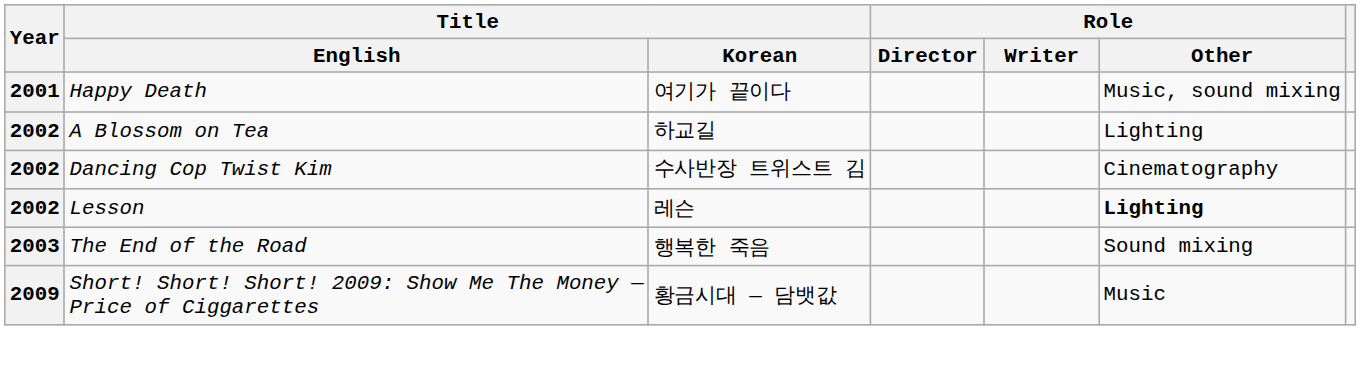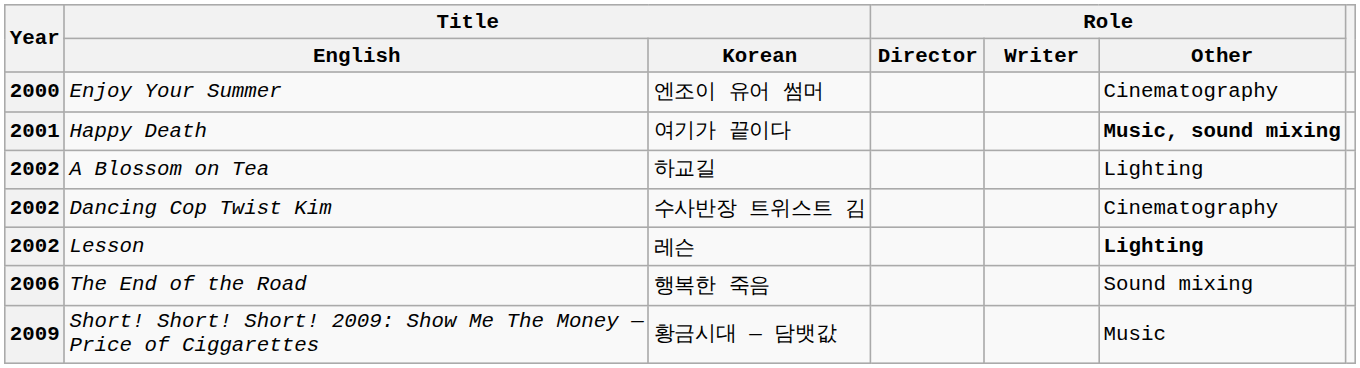+ row: (176, 92)
(1222, 92) normal -> (1222, 131) bold
(35, 247) 2003 -> (35, 285) 2006
